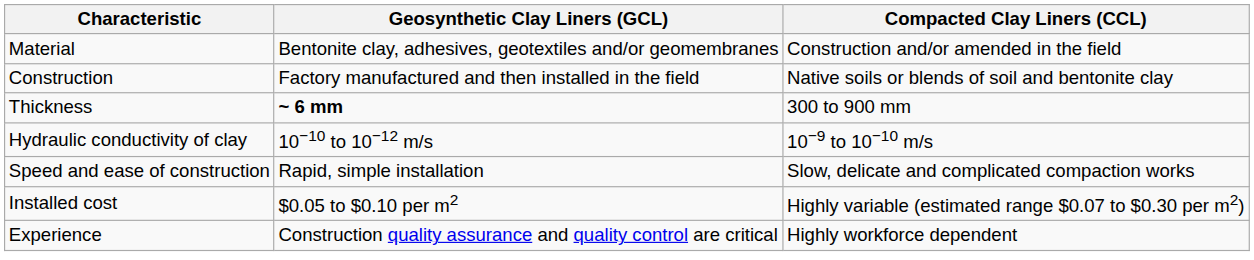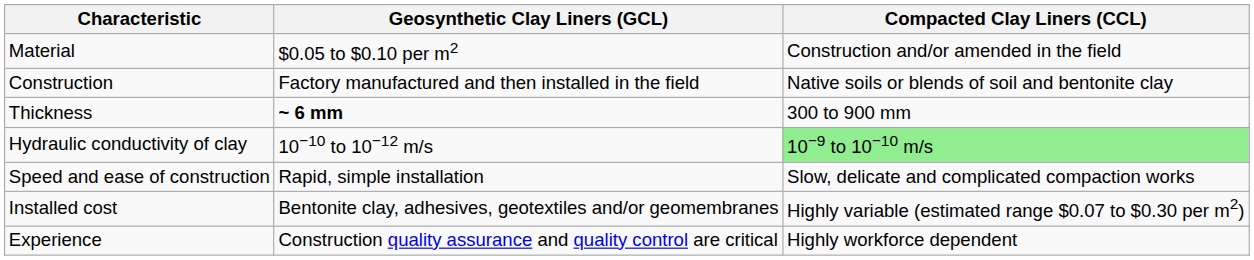(528, 48) Bentonite clay, adhesives, geotextiles and/or geomembranes -> (368, 51) $0.05 to $0.10 per m2
(860, 139) no background -> (860, 144) lightgreen background
(368, 203) $0.05 to $0.10 per m2 -> (528, 208) Bentonite clay, adhesives, geotextiles and/or geomembranes
